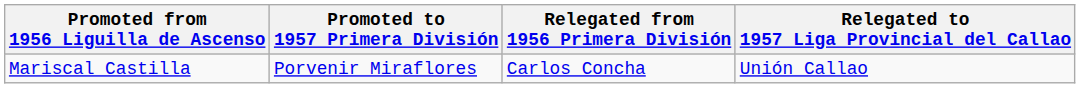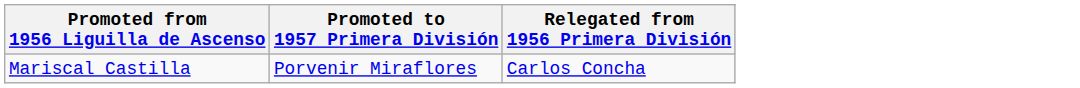- column: (905, 29)
